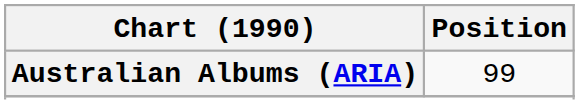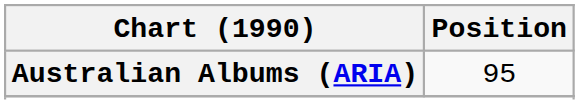(499, 74) 99 -> (499, 74) 95
